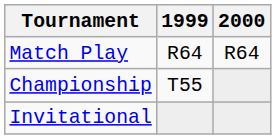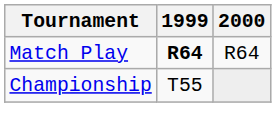(185, 53) normal -> (185, 53) bold
- row: (81, 117)
